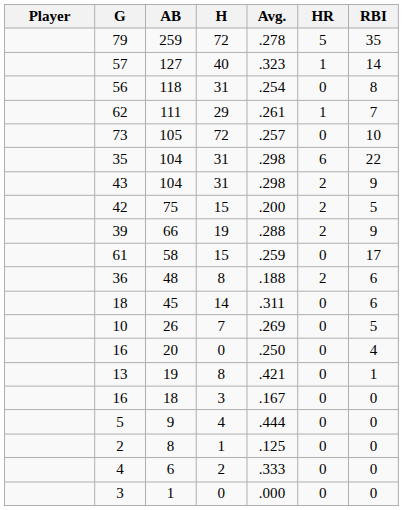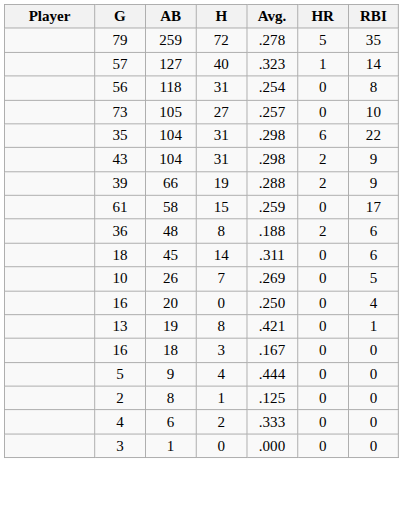- row: (120, 111)
(221, 135) 72 -> (221, 111) 27
- row: (120, 207)
